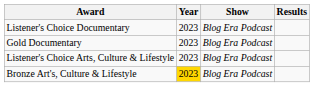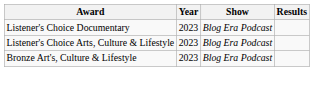- row: (44, 43)
(188, 74) gold background -> (188, 58) no background
